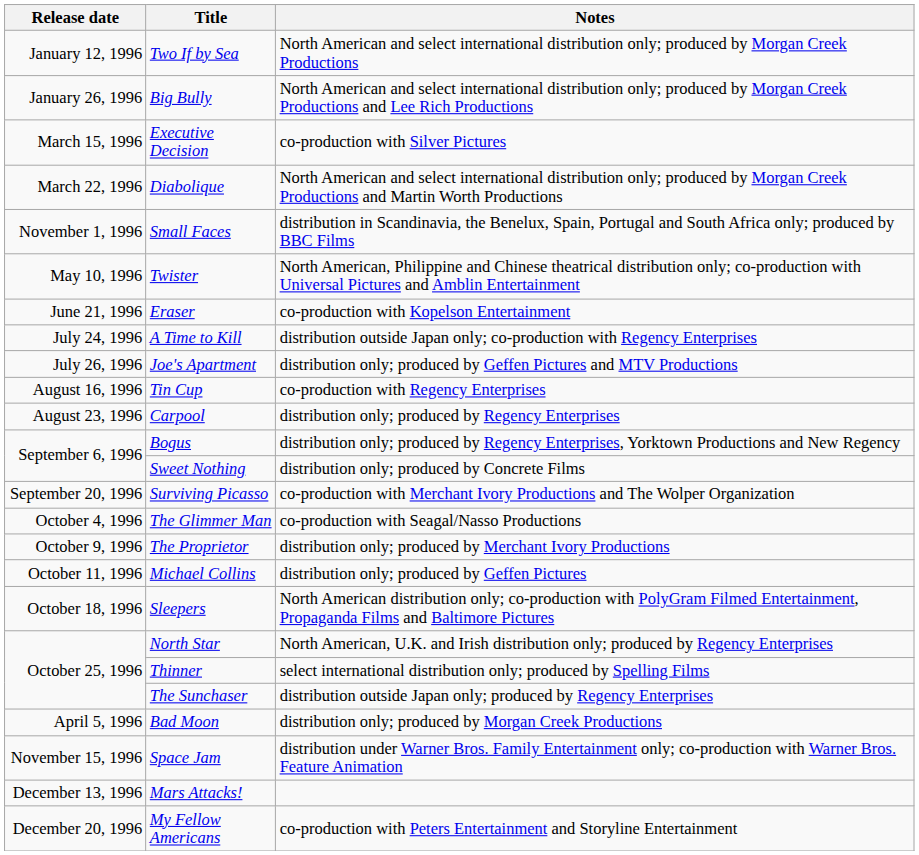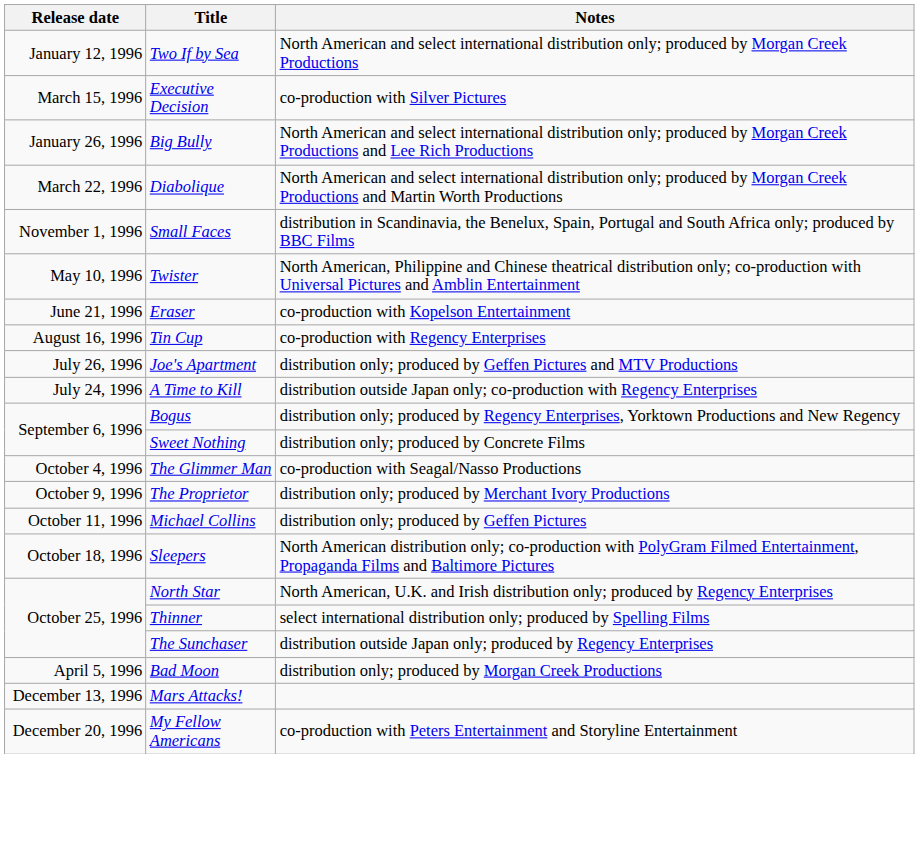rows swapped: (181, 97) <-> (182, 142)
rows swapped: (196, 337) <-> (176, 390)
- row: (177, 416)
- row: (209, 494)
- row: (185, 757)
